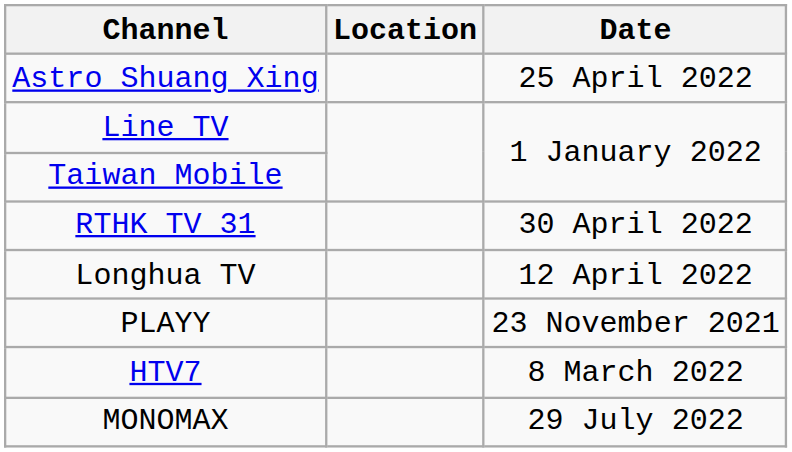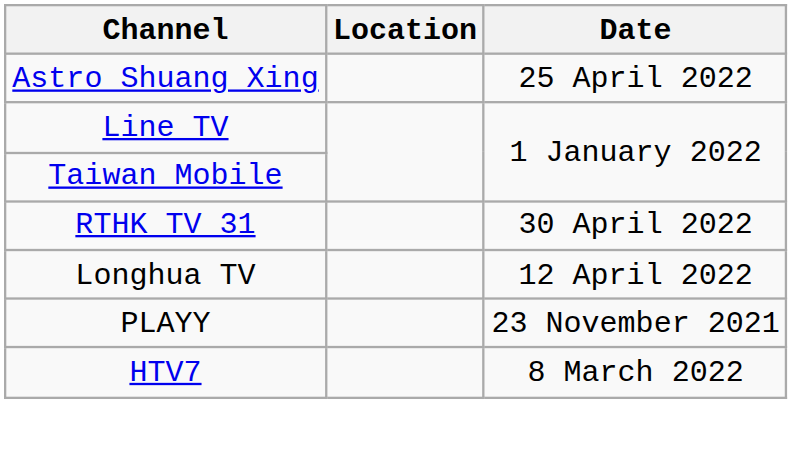- row: (165, 421)
